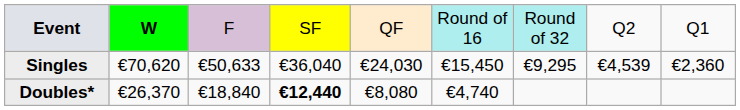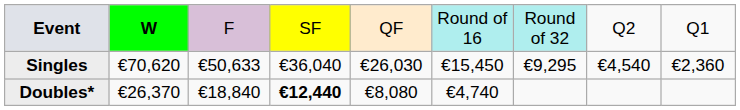(391, 65) €24,030 -> (391, 65) €26,030
(624, 65) €4,539 -> (624, 65) €4,540
